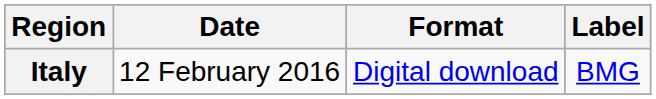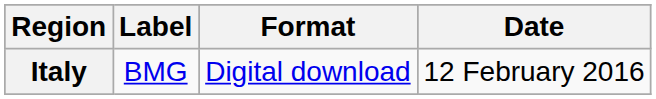columns swapped: (230, 26) <-> (608, 26)
